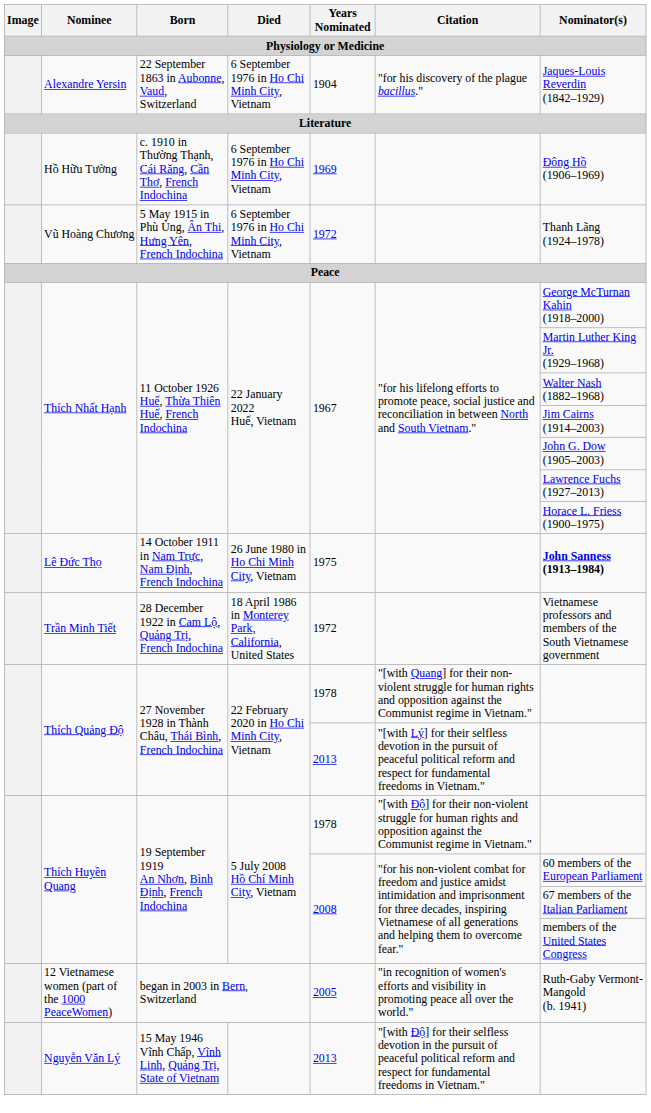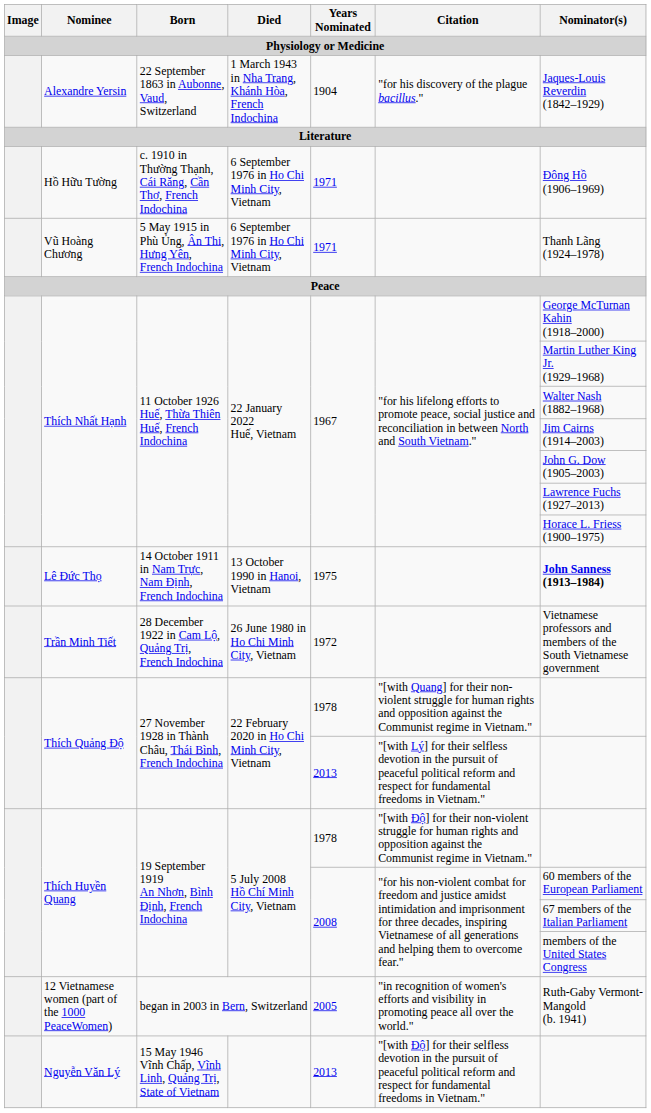(267, 84) 6 September 1976 in Ho Chi Minh City, Vietnam -> (264, 91) 1 March 1943 in Nha Trang, Khánh Hòa, French Indochina
(325, 168) 1969 -> (325, 182) 1971
(325, 234) 1972 -> (325, 247) 1971
(268, 563) 26 June 1980 in Ho Chi Minh City, Vietnam -> (266, 576) 13 October 1990 in Hanoi, Vietnam
(264, 628) 18 April 1986 in Monterey Park, California, United States -> (268, 641) 26 June 1980 in Ho Chi Minh City, Vietnam
